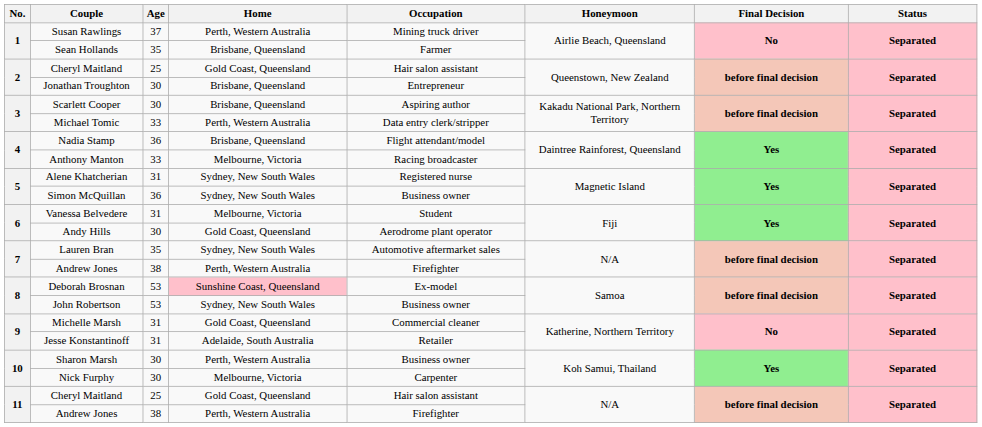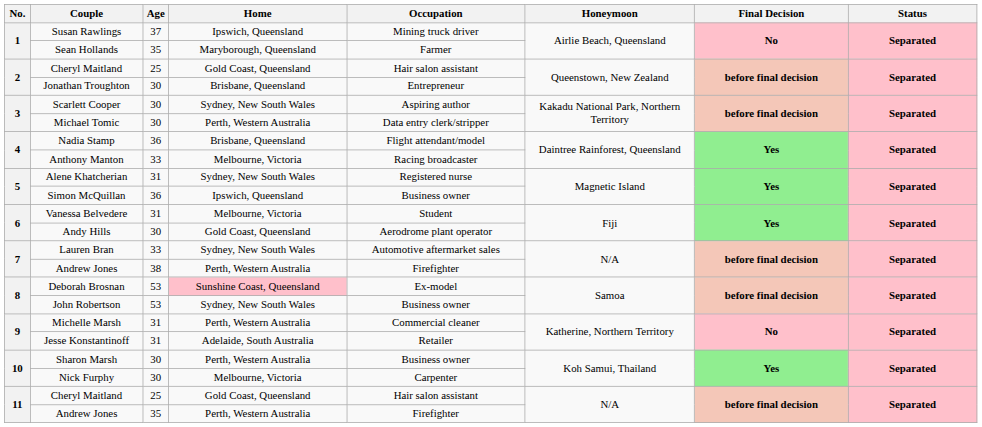(258, 31) Perth, Western Australia -> (258, 31) Ipswich, Queensland
(258, 50) Brisbane, Queensland -> (258, 50) Maryborough, Queensland
(258, 104) Brisbane, Queensland -> (258, 104) Sydney, New South Wales
(156, 122) 33 -> (156, 122) 30
(258, 195) Sydney, New South Wales -> (258, 195) Ipswich, Queensland
(156, 250) 35 -> (156, 250) 33
(258, 322) Gold Coast, Queensland -> (258, 322) Perth, Western Australia
(156, 413) 38 -> (156, 413) 35
